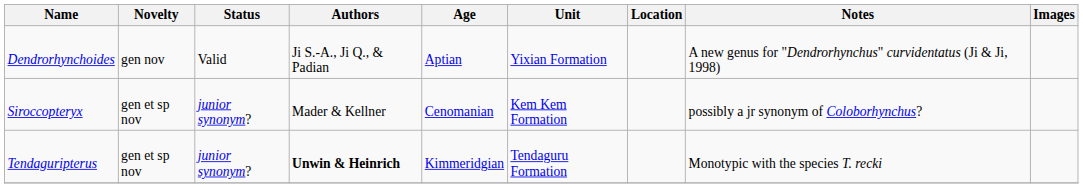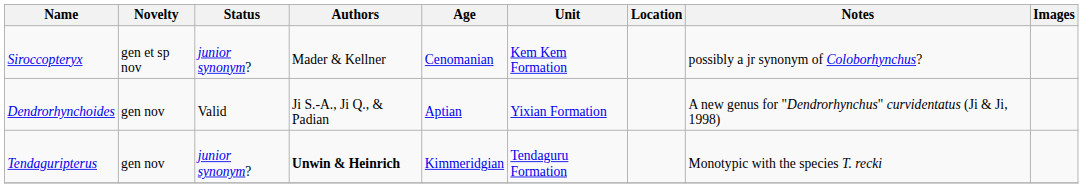rows swapped: (61, 59) <-> (45, 111)
(145, 164) gen et sp nov -> (143, 164) gen nov
